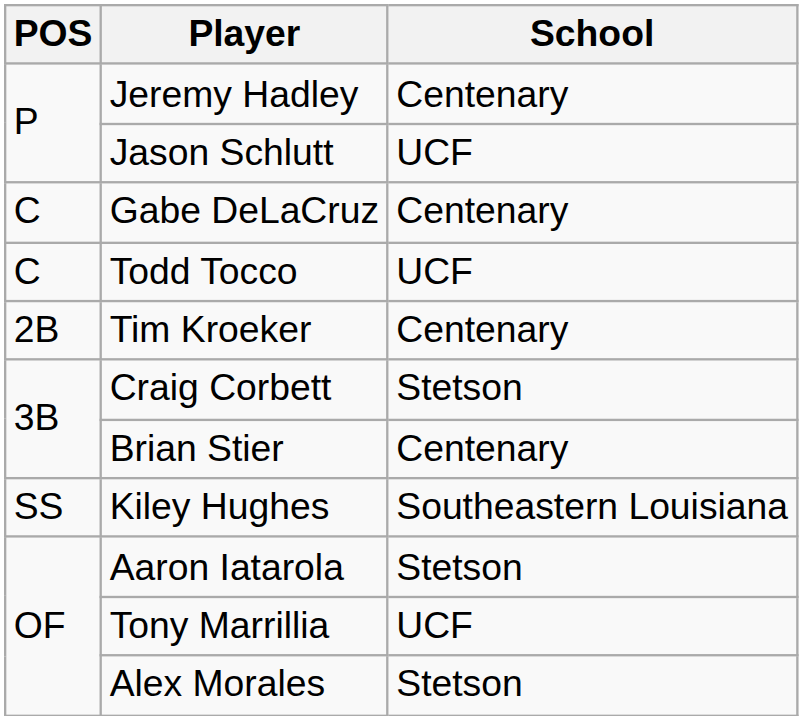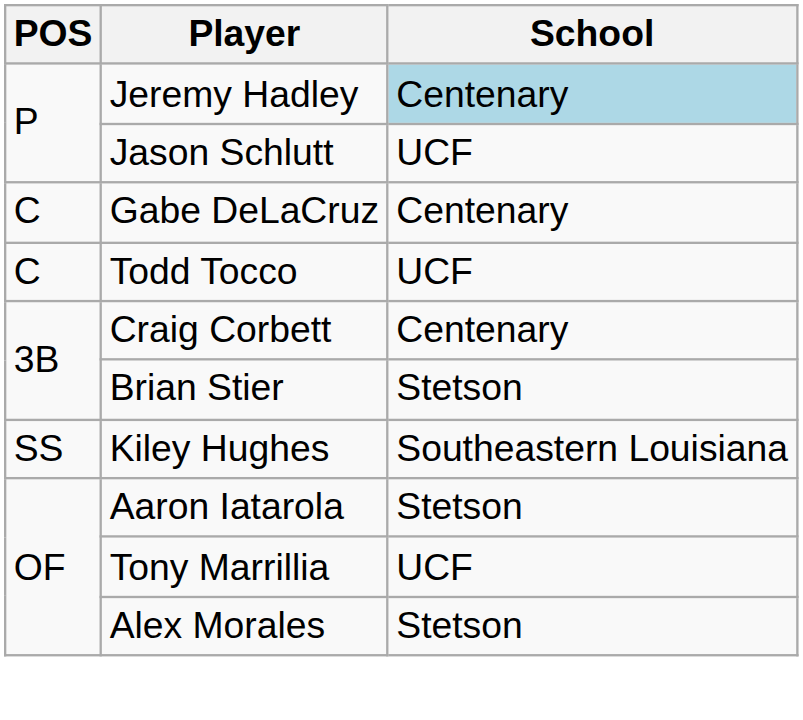(482, 93) no background -> (482, 93) lightblue background
- row: (210, 329)
(459, 388) Stetson -> (482, 329) Centenary
(482, 447) Centenary -> (459, 388) Stetson
